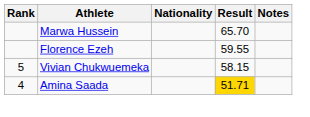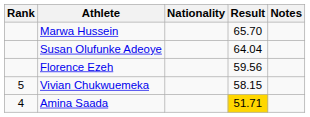+ row: (101, 49)
(235, 49) 59.55 -> (248, 67) 59.56
